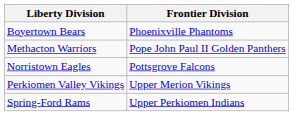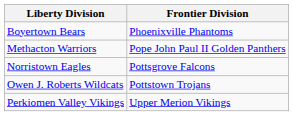+ row: (65, 84)
- row: (48, 102)
